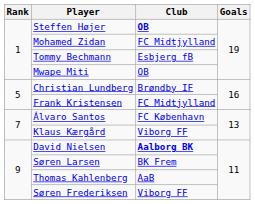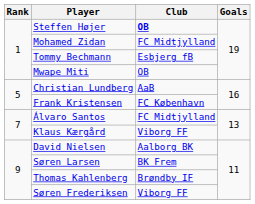(165, 87) Brøndby IF -> (146, 87) AaB
(177, 102) FC Midtjylland -> (171, 102) FC København
(171, 117) FC København -> (177, 117) FC Midtjylland
(165, 147) bold -> (165, 147) normal
(146, 177) AaB -> (165, 177) Brøndby IF
